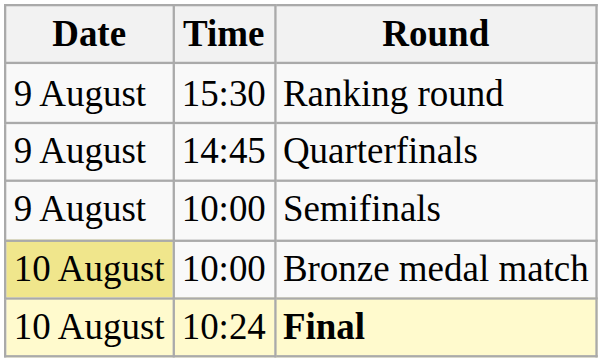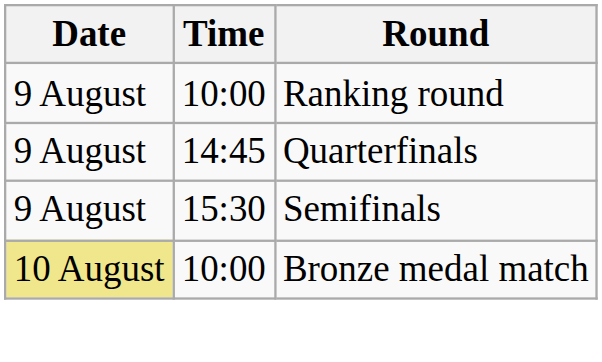(224, 92) 15:30 -> (224, 92) 10:00
(224, 209) 10:00 -> (224, 209) 15:30
- row: (324, 326)
